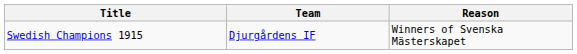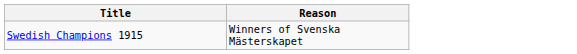- column: (308, 13)
